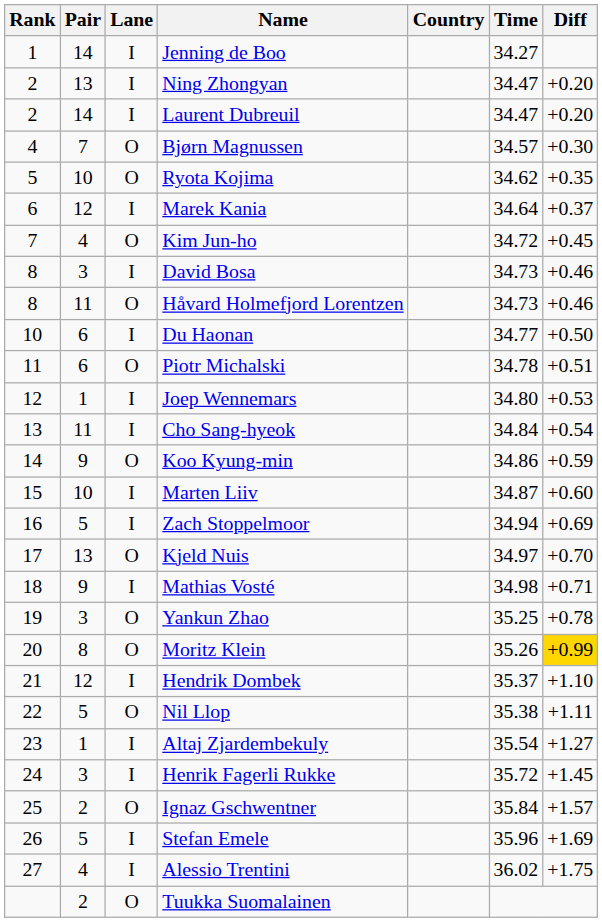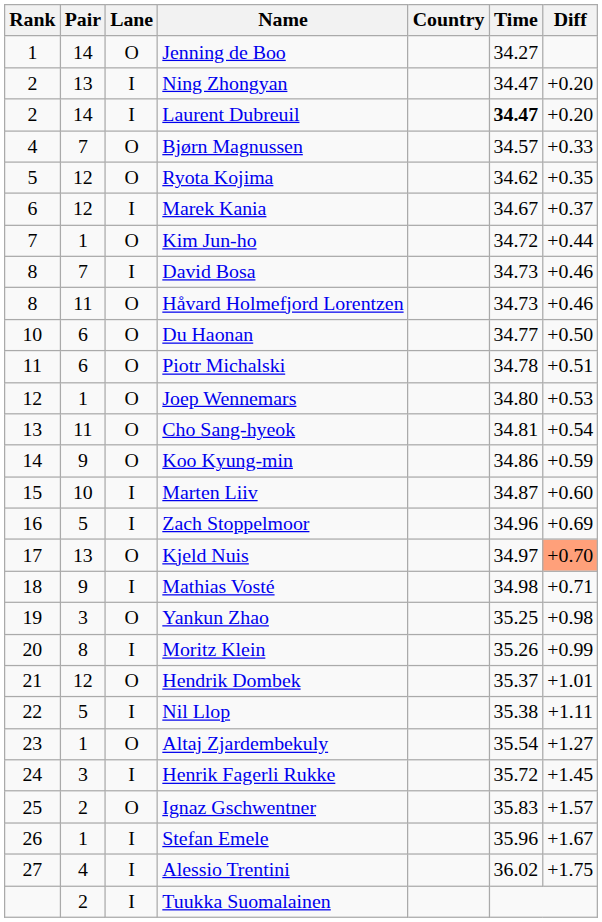(132, 51) I -> (132, 51) O
(516, 114) normal -> (516, 114) bold
(570, 146) +0.30 -> (570, 146) +0.33
(83, 177) 10 -> (83, 177) 12
(516, 209) 34.64 -> (516, 209) 34.67
(83, 240) 4 -> (83, 240) 1
(570, 240) +0.45 -> (570, 240) +0.44
(83, 271) 3 -> (83, 271) 7
(132, 334) I -> (132, 334) O
(132, 397) I -> (132, 397) O
(132, 429) I -> (132, 429) O
(516, 429) 34.84 -> (516, 429) 34.81
(516, 523) 34.94 -> (516, 523) 34.96
(570, 555) no background -> (570, 555) lightsalmon background
(570, 618) +0.78 -> (570, 618) +0.98
(132, 649) O -> (132, 649) I
(570, 649) gold background -> (570, 649) no background
(132, 680) I -> (132, 680) O
(570, 680) +1.10 -> (570, 680) +1.01
(132, 712) O -> (132, 712) I
(132, 743) I -> (132, 743) O
(516, 806) 35.84 -> (516, 806) 35.83
(83, 838) 5 -> (83, 838) 1
(570, 838) +1.69 -> (570, 838) +1.67
(132, 901) O -> (132, 901) I
